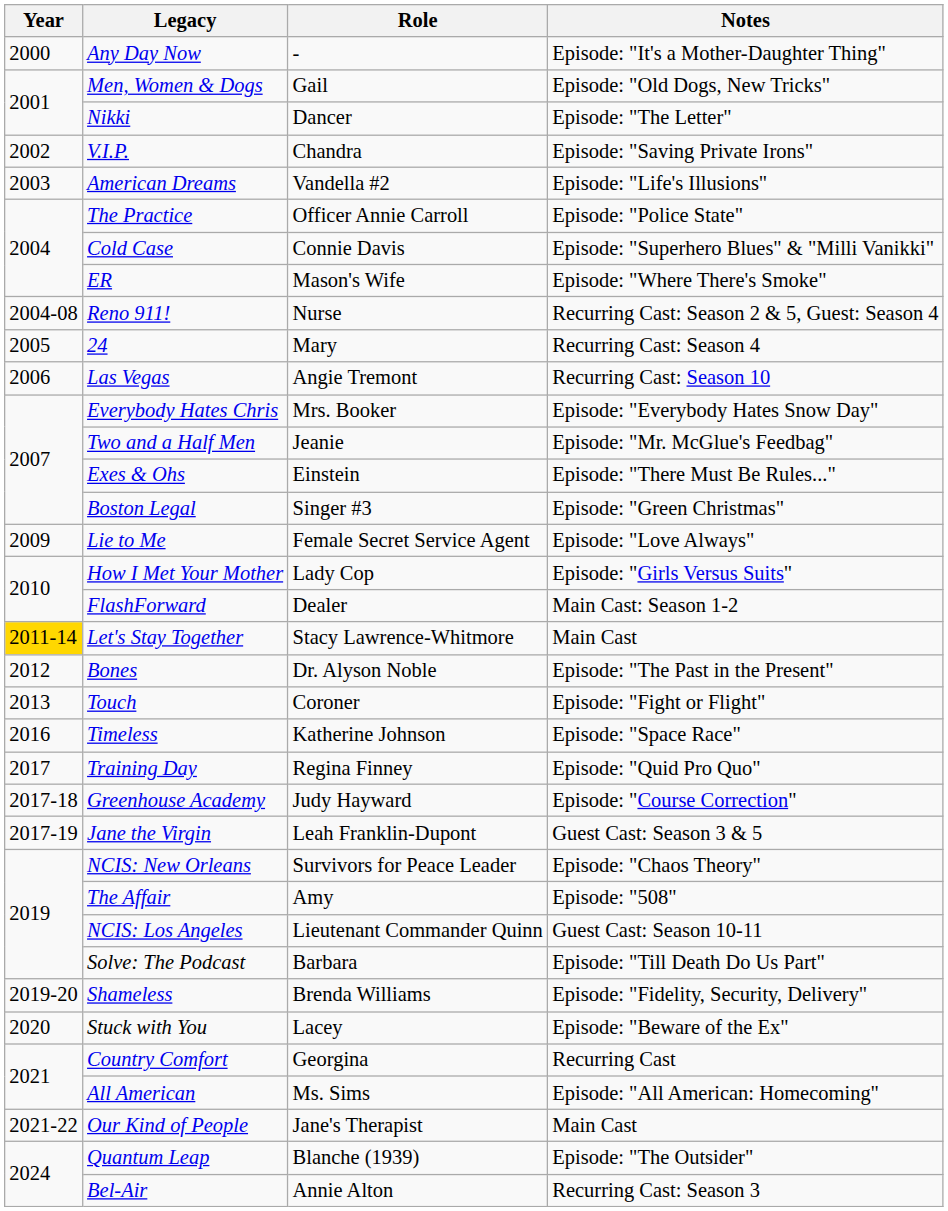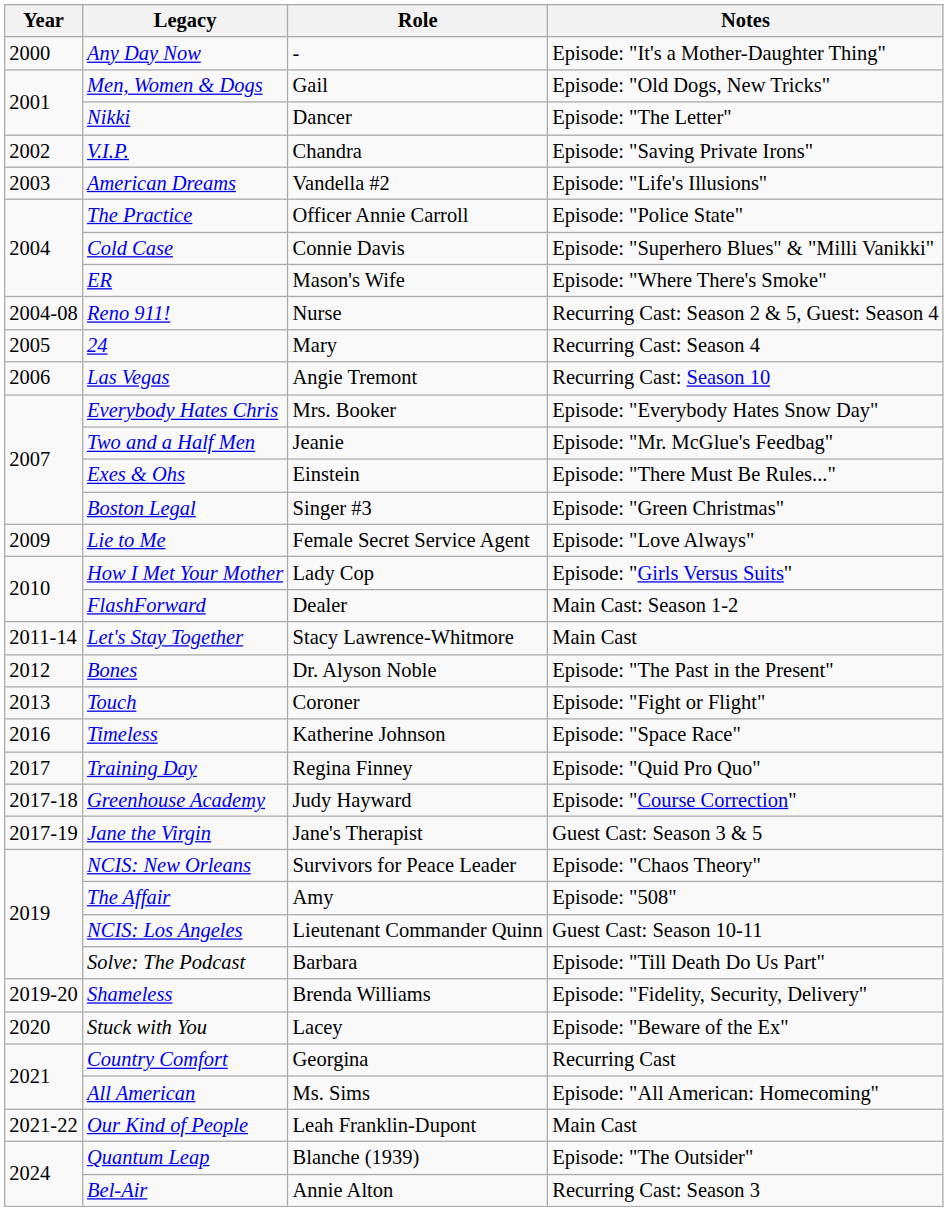(43, 637) gold background -> (43, 637) no background
(384, 832) Leah Franklin-Dupont -> (358, 832) Jane's Therapist
(358, 1125) Jane's Therapist -> (384, 1125) Leah Franklin-Dupont
